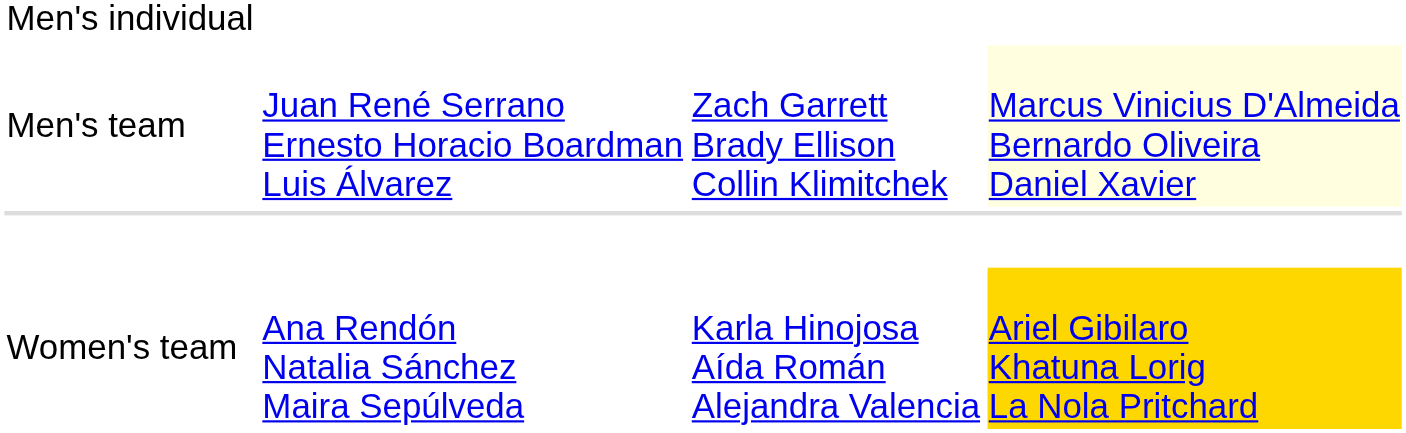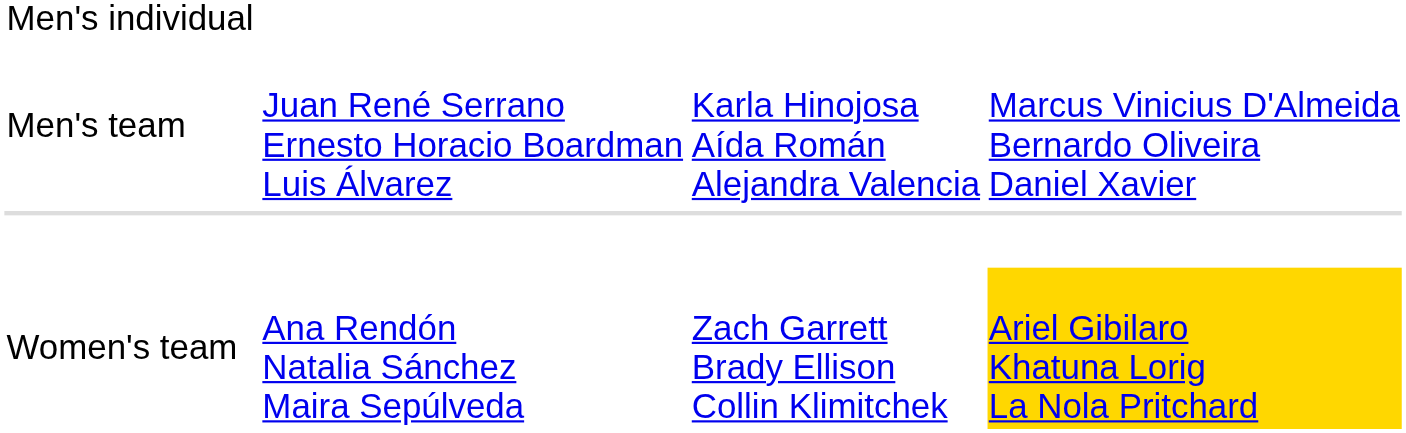(820, 145) Zach Garrett Brady Ellison Collin Klimitchek -> (836, 145) Karla Hinojosa Aída Román Alejandra Valencia
(1194, 145) lightyellow background -> (1194, 145) no background
(836, 367) Karla Hinojosa Aída Román Alejandra Valencia -> (820, 367) Zach Garrett Brady Ellison Collin Klimitchek
